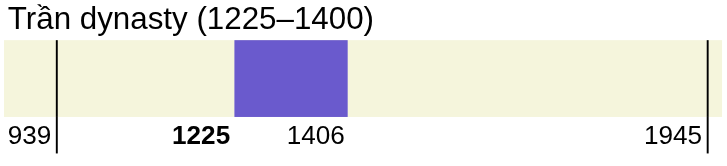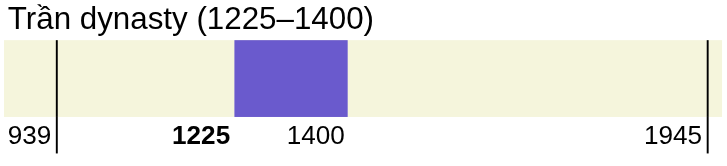(316, 135) 1406 -> (316, 135) 1400
